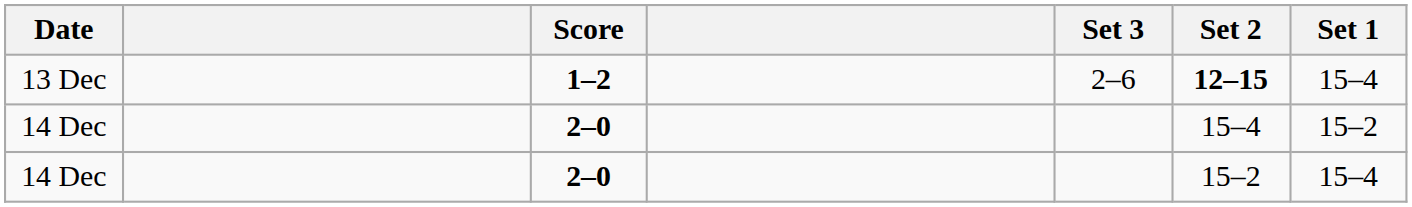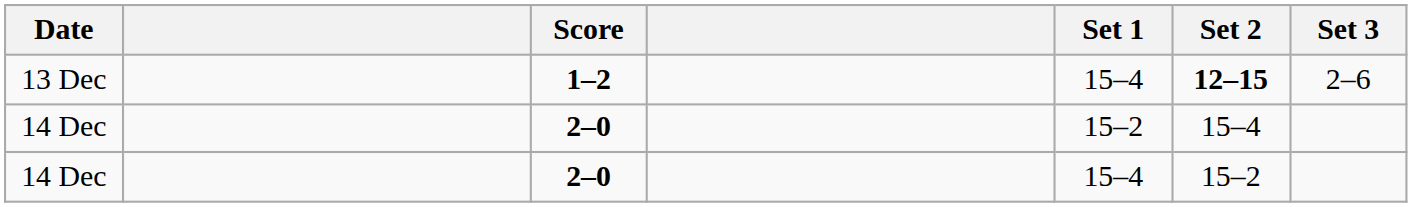columns swapped: (1348, 29) <-> (1113, 29)
